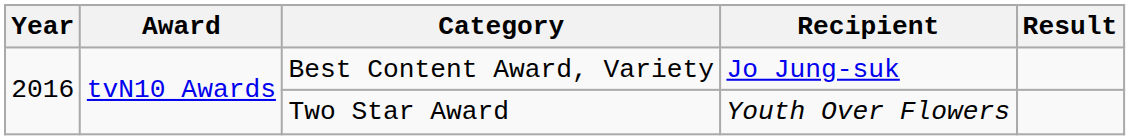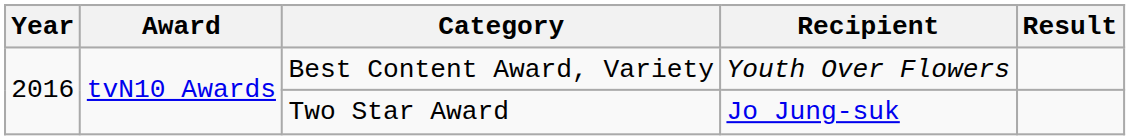(813, 69) Jo Jung-suk -> (868, 69) Youth Over Flowers
(868, 112) Youth Over Flowers -> (813, 112) Jo Jung-suk
